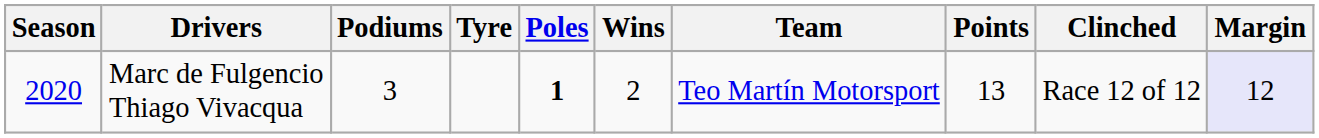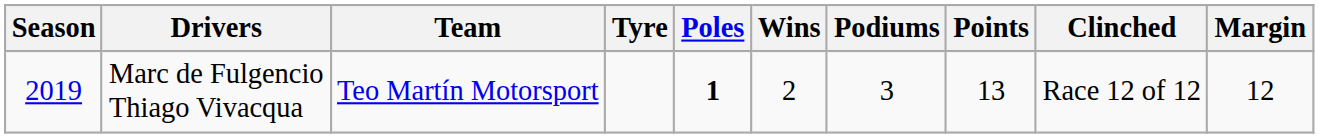columns swapped: (809, 27) <-> (390, 27)
(54, 91) 2020 -> (54, 91) 2019
(1260, 91) lavender background -> (1260, 91) no background
